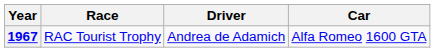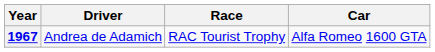columns swapped: (102, 15) <-> (226, 15)
